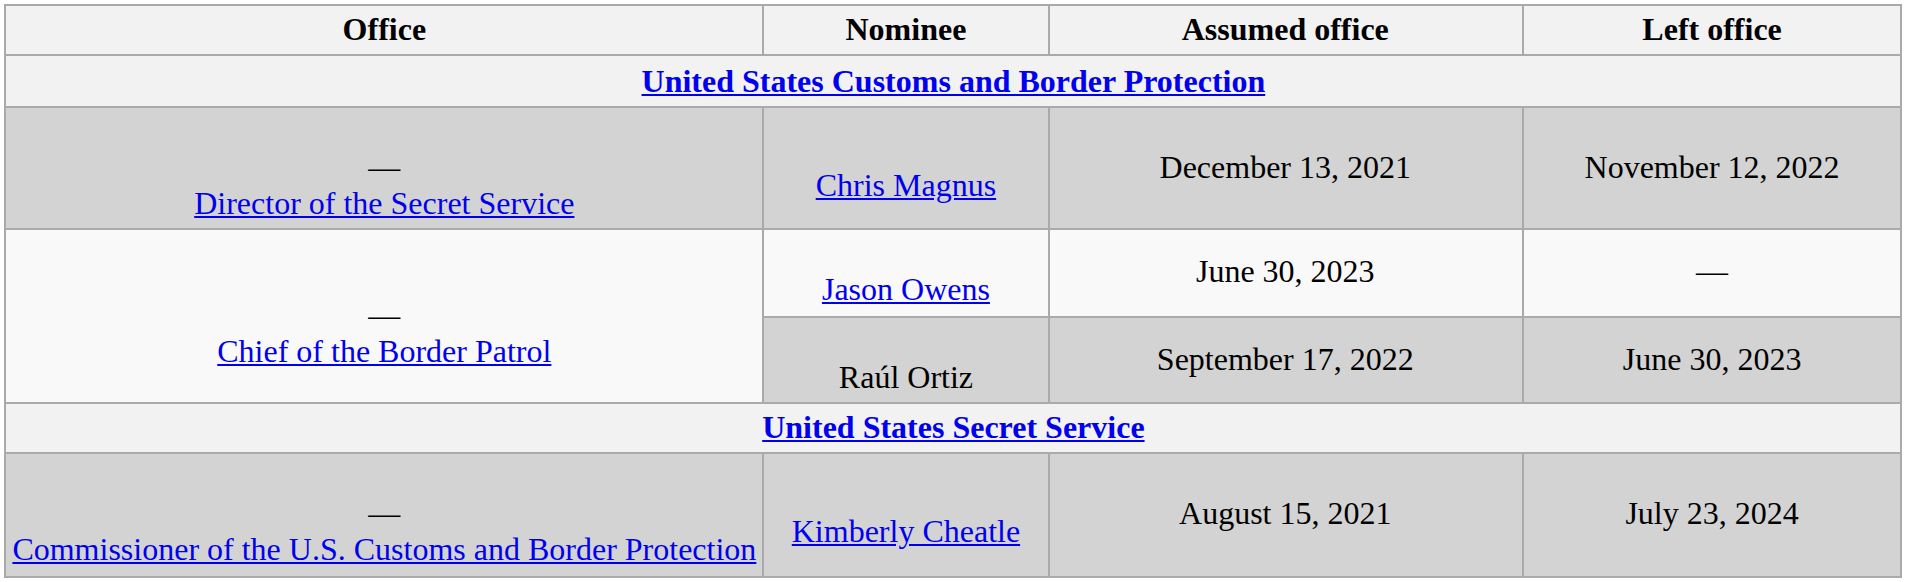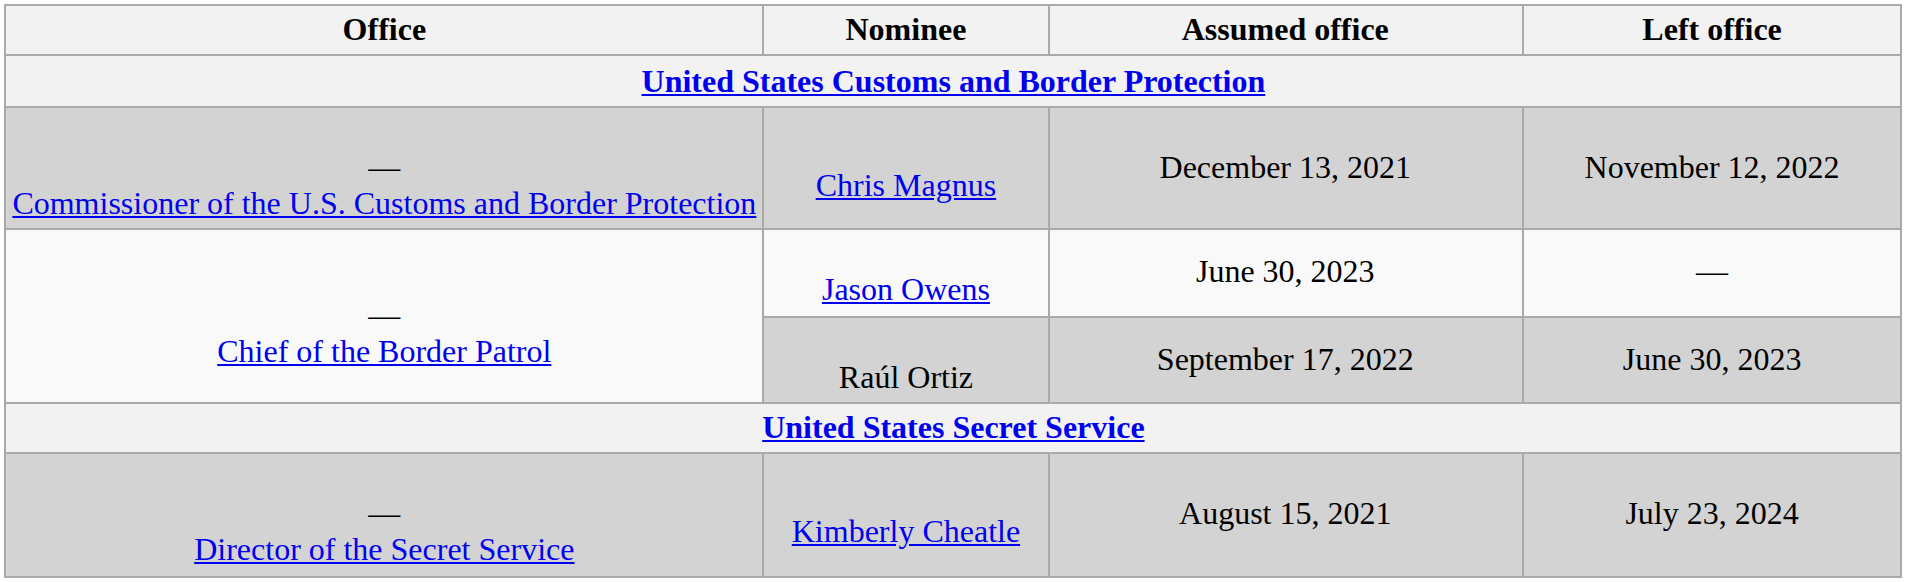(384, 185) — Director of the Secret Service -> (384, 185) — Commissioner of the U.S. Customs and Border Protection
(384, 532) — Commissioner of the U.S. Customs and Border Protection -> (384, 532) — Director of the Secret Service
